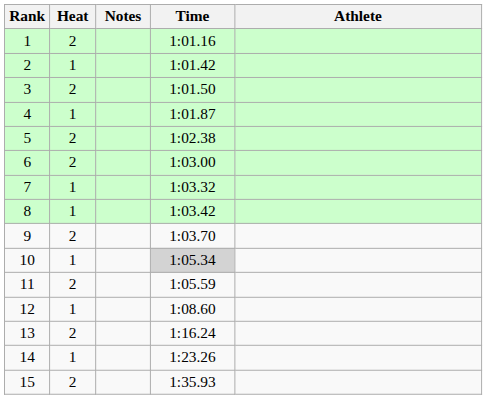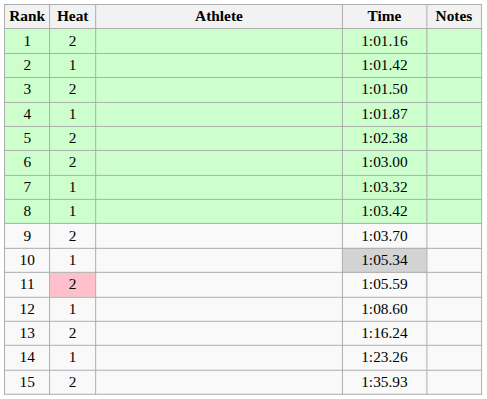columns swapped: (358, 16) <-> (123, 16)
(73, 284) no background -> (73, 284) pink background
